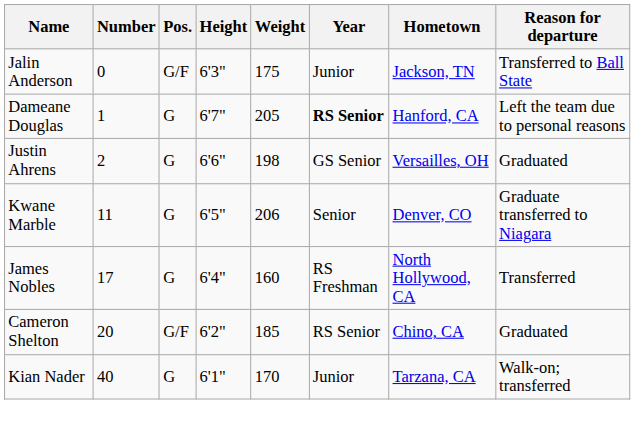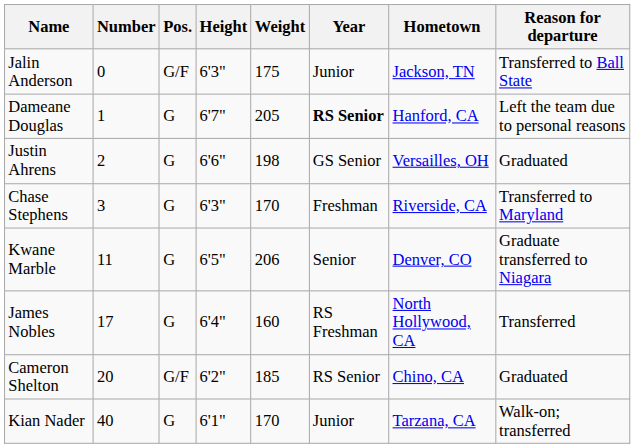+ row: (38, 205)
